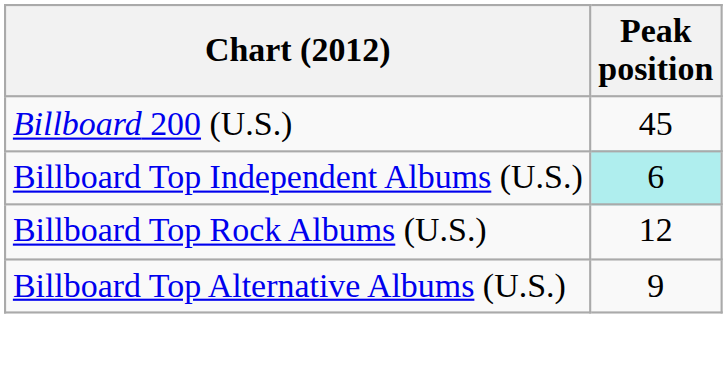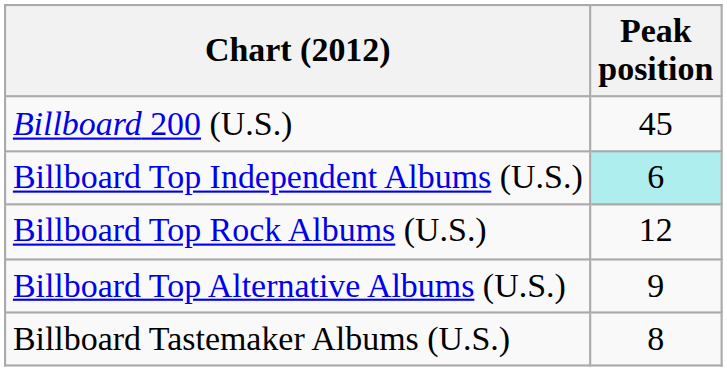+ row: (262, 338)
